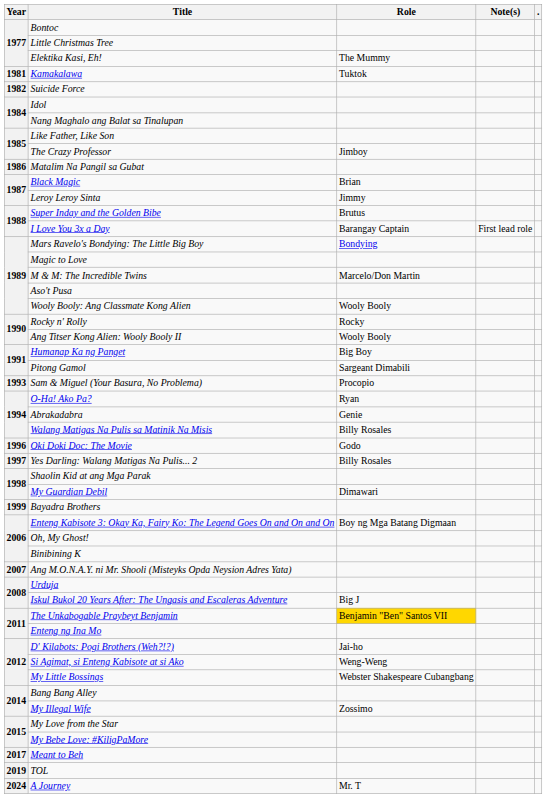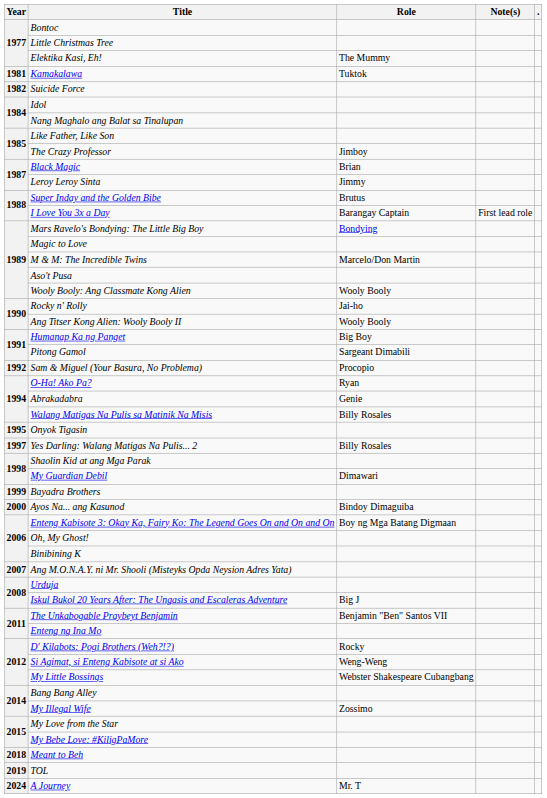- row: (87, 167)
(352, 321) Rocky -> (351, 306) Jai-ho
(16, 383) 1993 -> (16, 368) 1992
+ row: (59, 430)
- row: (81, 445)
+ row: (77, 507)
(393, 615) gold background -> (393, 615) no background
(351, 646) Jai-ho -> (352, 646) Rocky
(16, 755) 2017 -> (16, 755) 2018
